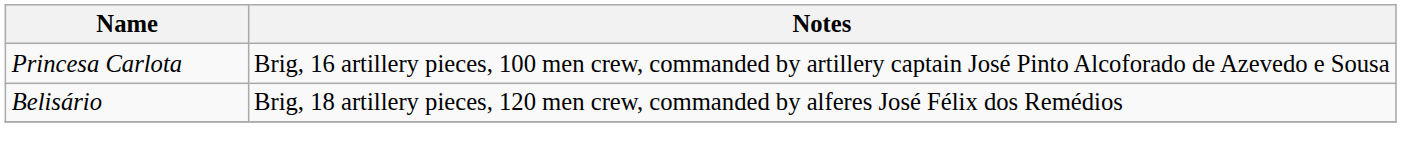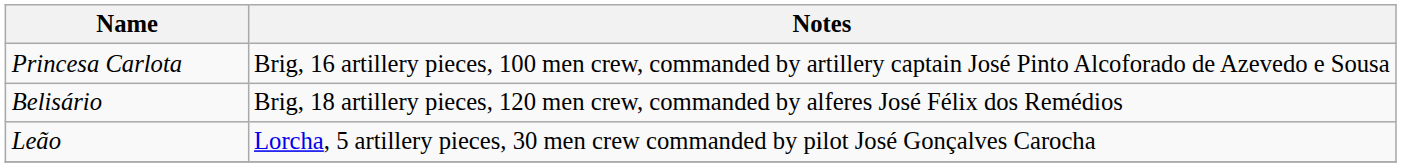+ row: (36, 141)
